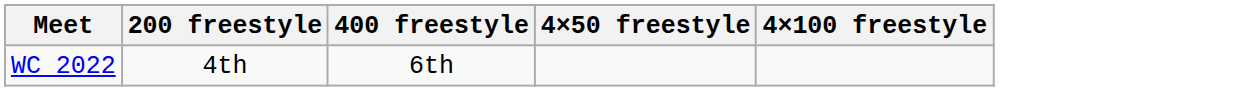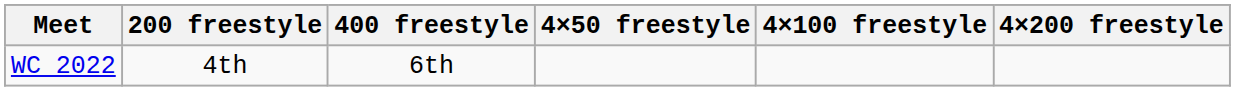+ column: (1111, 25)
